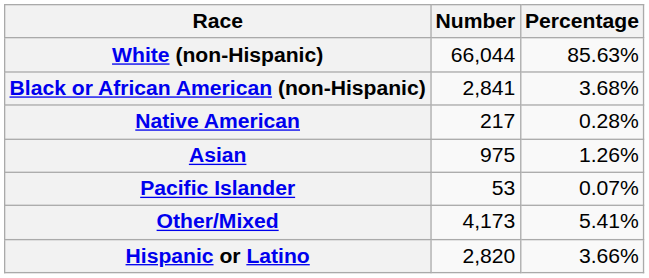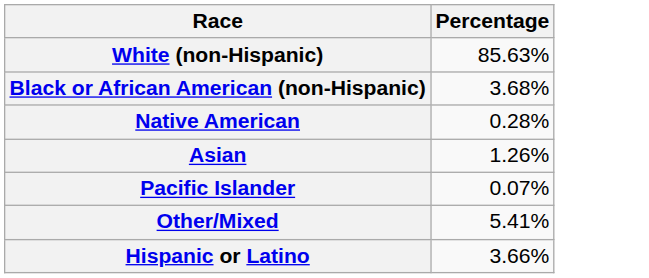- column: (475, 21)
